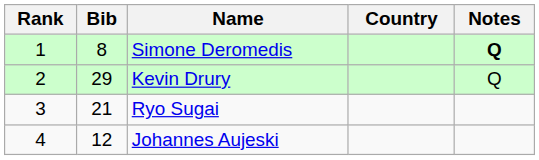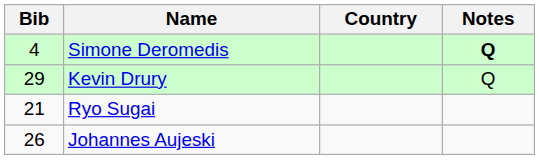- column: (40, 19)
(102, 49) 8 -> (34, 49) 4
(102, 139) 12 -> (34, 139) 26
